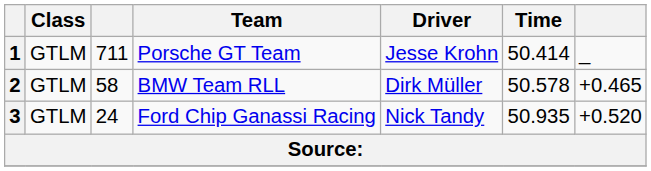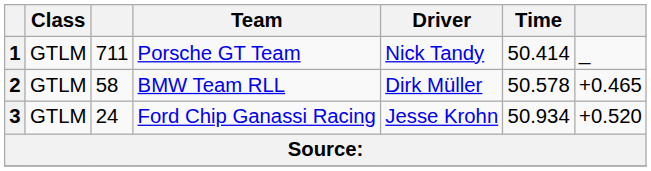(442, 52) Jesse Krohn -> (435, 52) Nick Tandy
(435, 117) Nick Tandy -> (442, 117) Jesse Krohn
(539, 117) 50.935 -> (539, 117) 50.934
